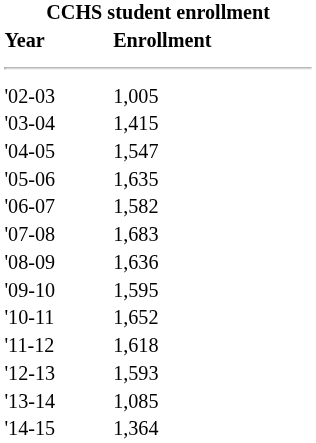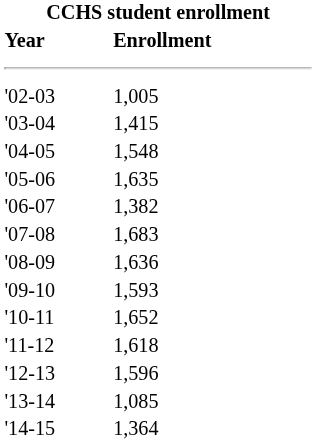(136, 151) 1,547 -> (136, 151) 1,548
(136, 207) 1,582 -> (136, 207) 1,382
(136, 290) 1,595 -> (136, 290) 1,593
(136, 373) 1,593 -> (136, 373) 1,596
